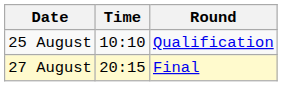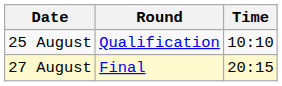columns swapped: (122, 17) <-> (213, 17)
